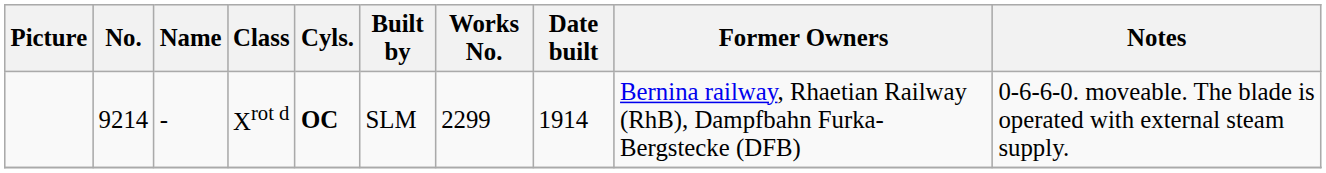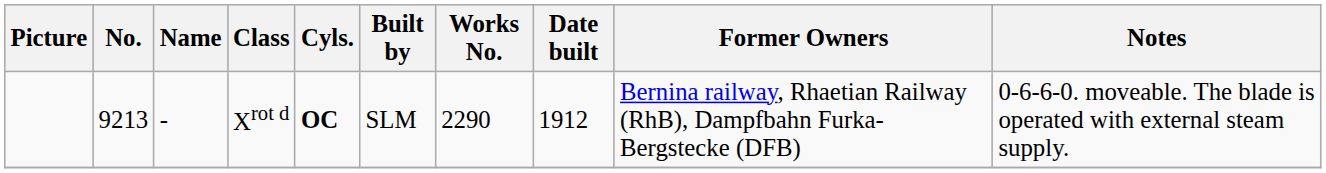(123, 119) 9214 -> (123, 119) 9213
(466, 119) 2299 -> (466, 119) 2290
(563, 119) 1914 -> (563, 119) 1912
